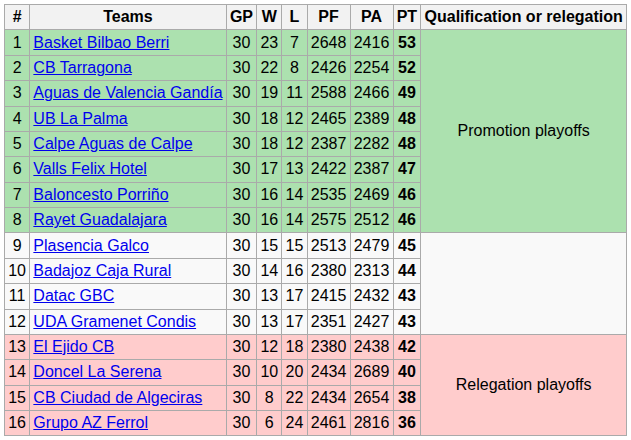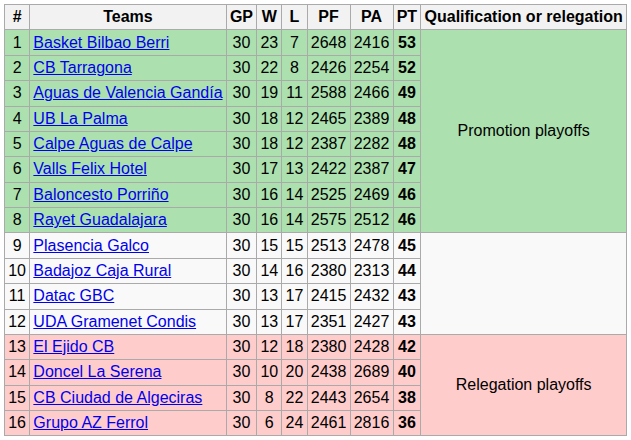(329, 194) 2535 -> (329, 194) 2525
(372, 245) 2479 -> (372, 245) 2478
(372, 347) 2438 -> (372, 347) 2428
(329, 372) 2434 -> (329, 372) 2438
(329, 397) 2434 -> (329, 397) 2443
